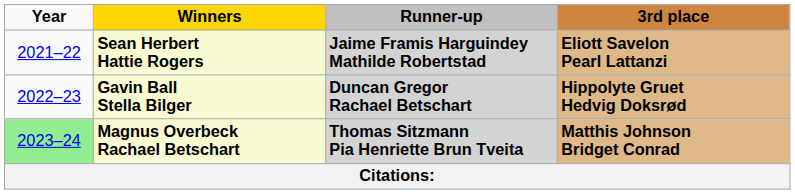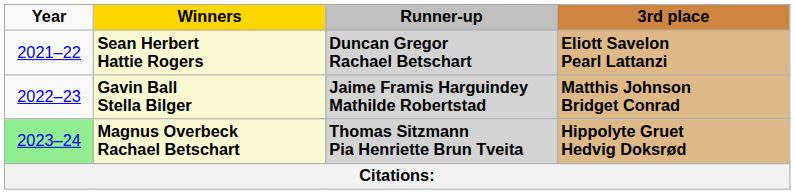(429, 52) Jaime Framis Harguindey Mathilde Robertstad -> (401, 52) Duncan Gregor Rachael Betschart
(401, 96) Duncan Gregor Rachael Betschart -> (429, 96) Jaime Framis Harguindey Mathilde Robertstad
(624, 96) Hippolyte Gruet Hedvig Doksrød -> (626, 96) Matthis Johnson Bridget Conrad
(626, 140) Matthis Johnson Bridget Conrad -> (624, 140) Hippolyte Gruet Hedvig Doksrød
